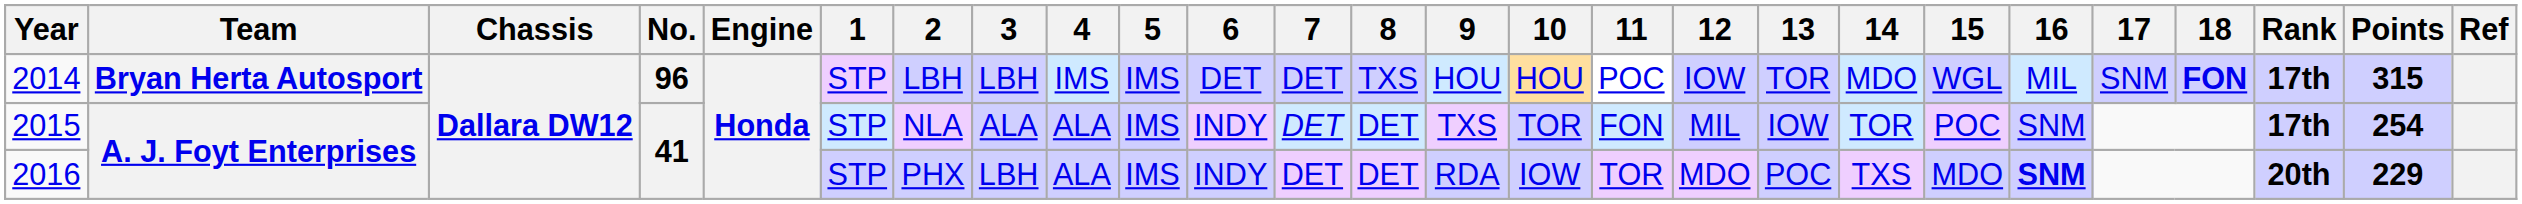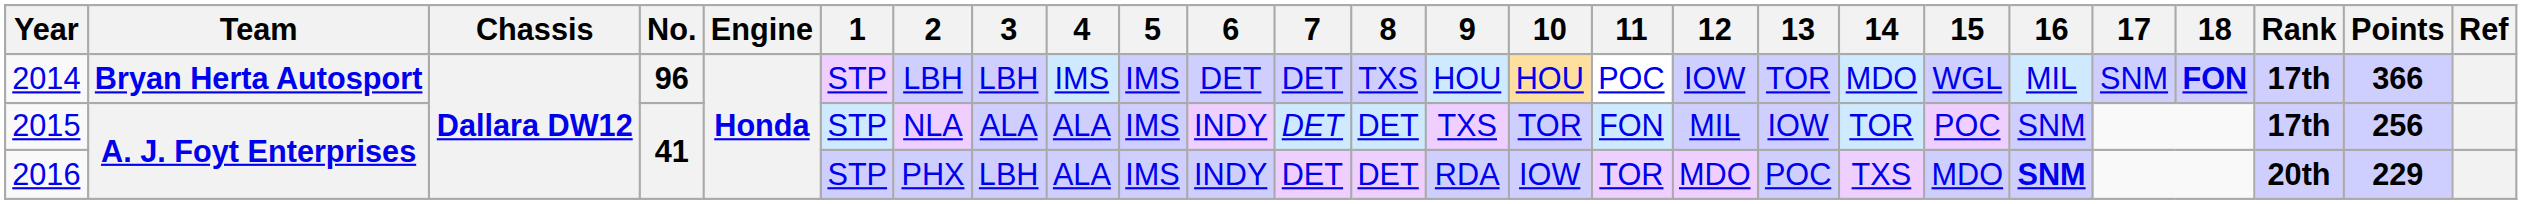(2398, 78) 315 -> (2398, 78) 366
(2398, 127) 254 -> (2398, 127) 256
